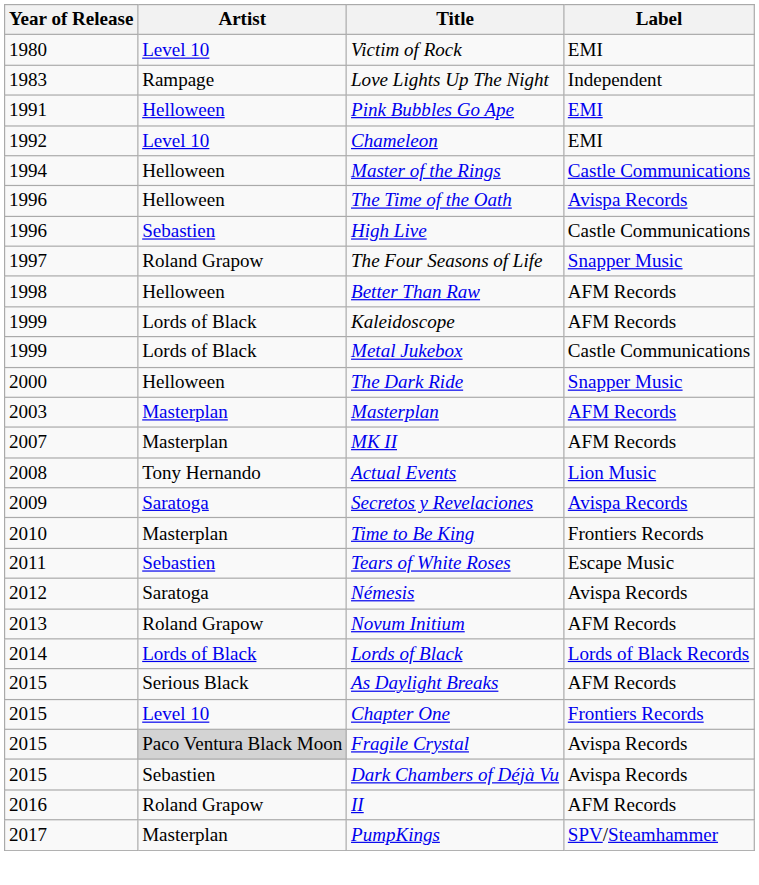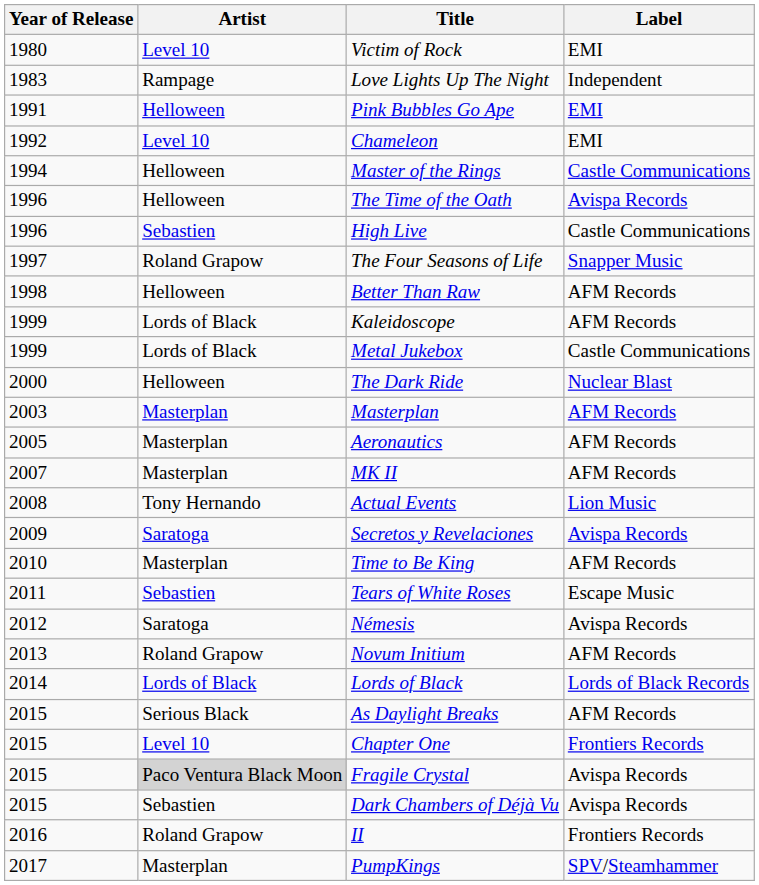(625, 381) Snapper Music -> (620, 381) Nuclear Blast
+ row: (397, 442)
(636, 532) Frontiers Records -> (622, 563) AFM Records
(622, 804) AFM Records -> (636, 834) Frontiers Records
